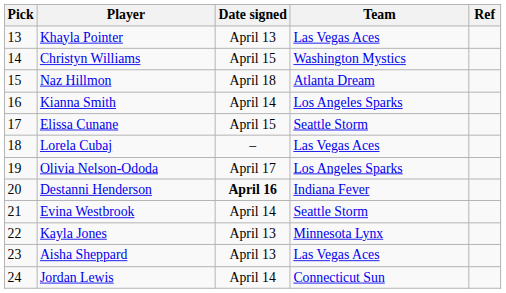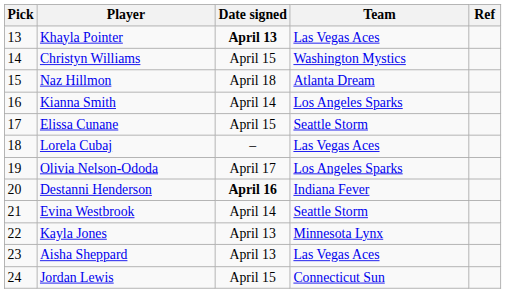(253, 37) normal -> (253, 37) bold
(253, 277) April 14 -> (253, 277) April 15
